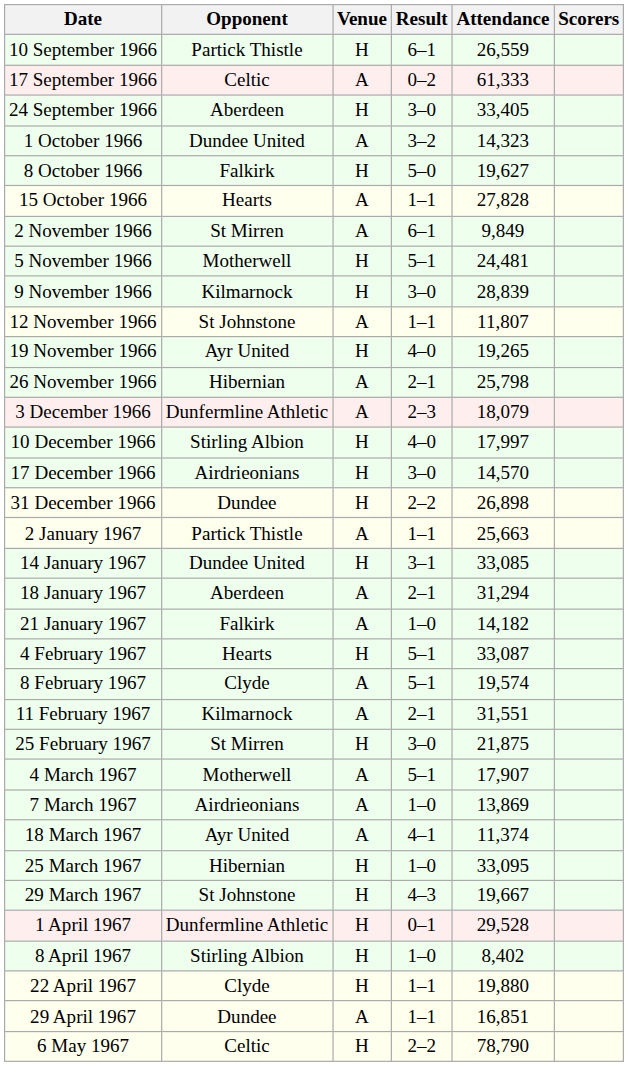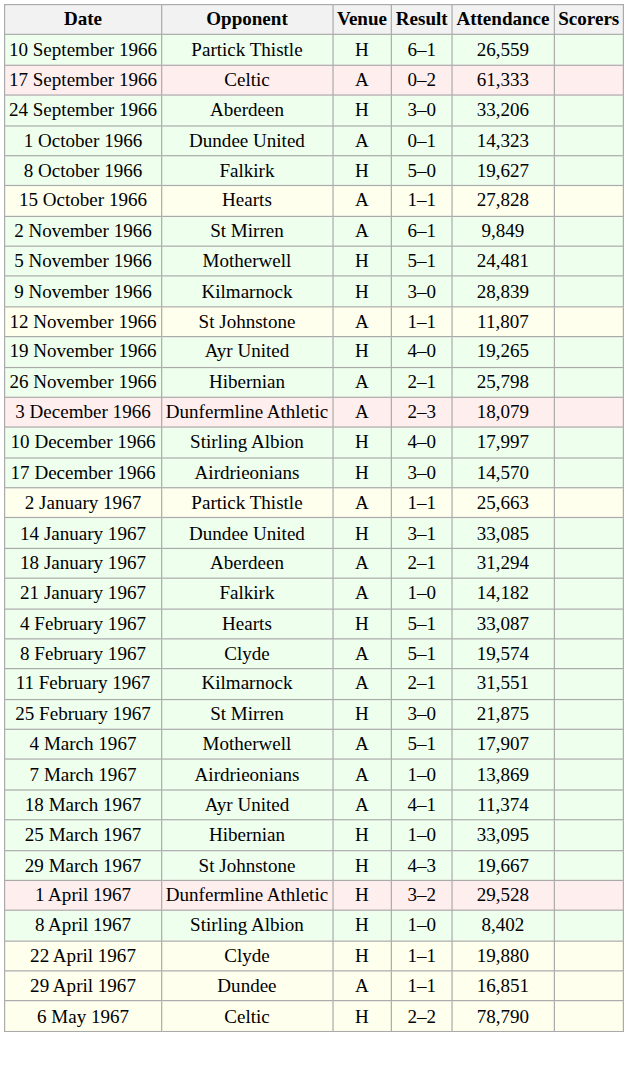(503, 110) 33,405 -> (503, 110) 33,206
(422, 140) 3–2 -> (422, 140) 0–1
- row: (83, 502)
(422, 925) 0–1 -> (422, 895) 3–2
